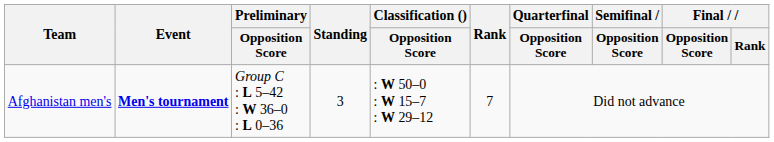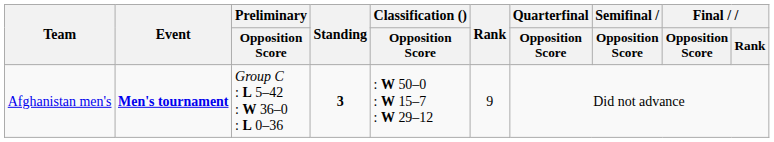(340, 101) normal -> (340, 101) bold
(490, 101) 7 -> (490, 101) 9
